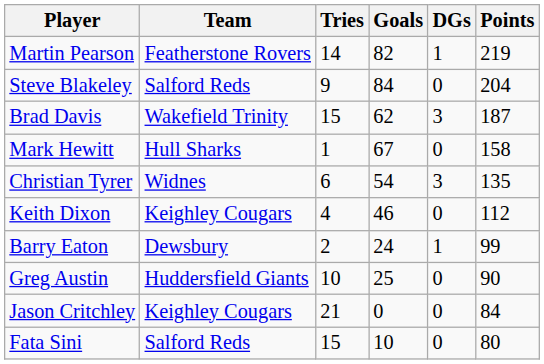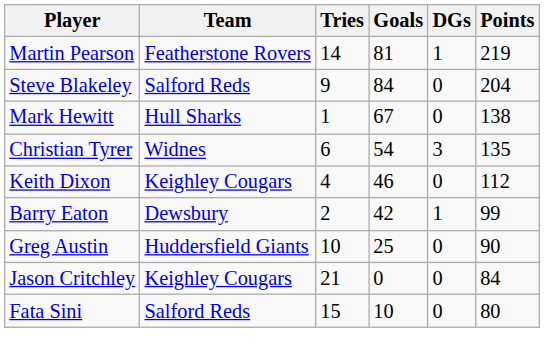(384, 52) 82 -> (384, 52) 81
- row: (55, 117)
(495, 149) 158 -> (495, 117) 138
(384, 246) 24 -> (384, 213) 42
